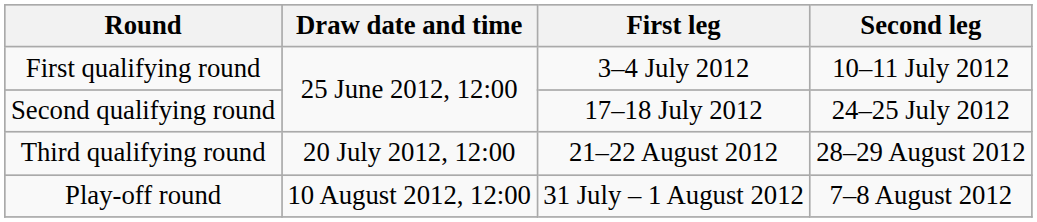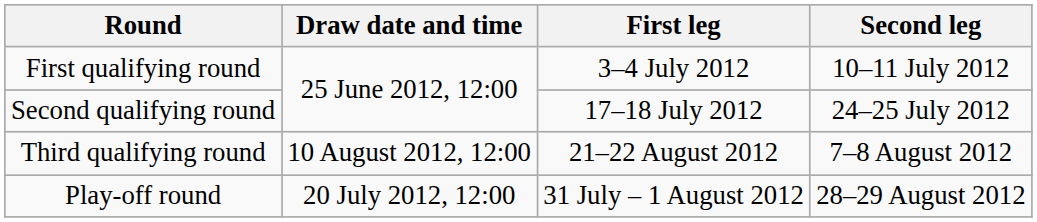(409, 152) 20 July 2012, 12:00 -> (409, 152) 10 August 2012, 12:00
(921, 152) 28–29 August 2012 -> (921, 152) 7–8 August 2012
(409, 195) 10 August 2012, 12:00 -> (409, 195) 20 July 2012, 12:00
(921, 195) 7–8 August 2012 -> (921, 195) 28–29 August 2012
